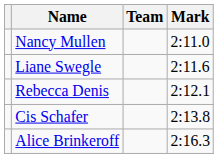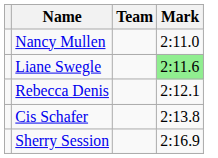(190, 66) no background -> (180, 66) lightgreen background
- row: (67, 141)
+ row: (62, 141)
